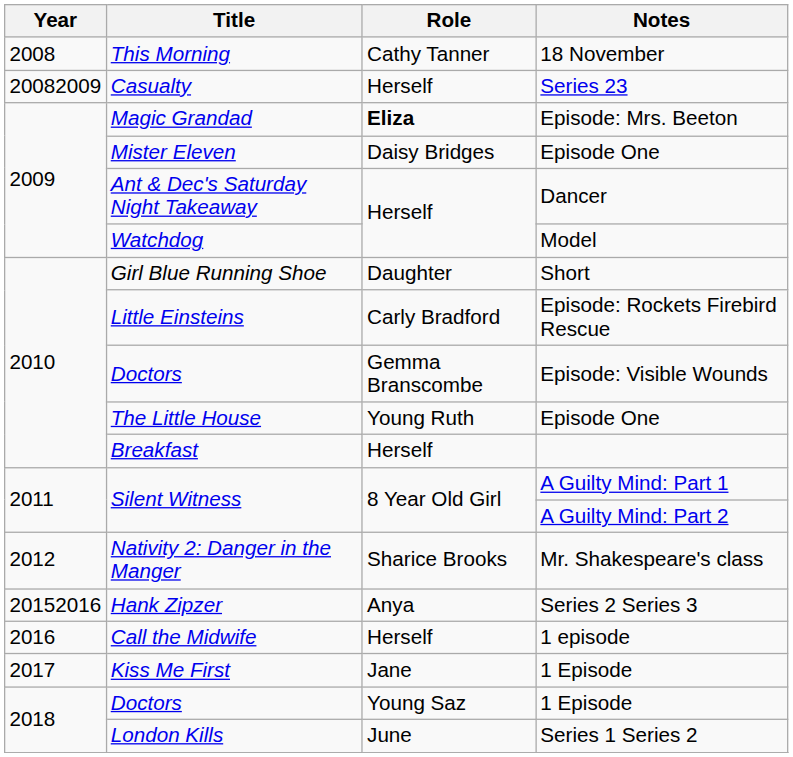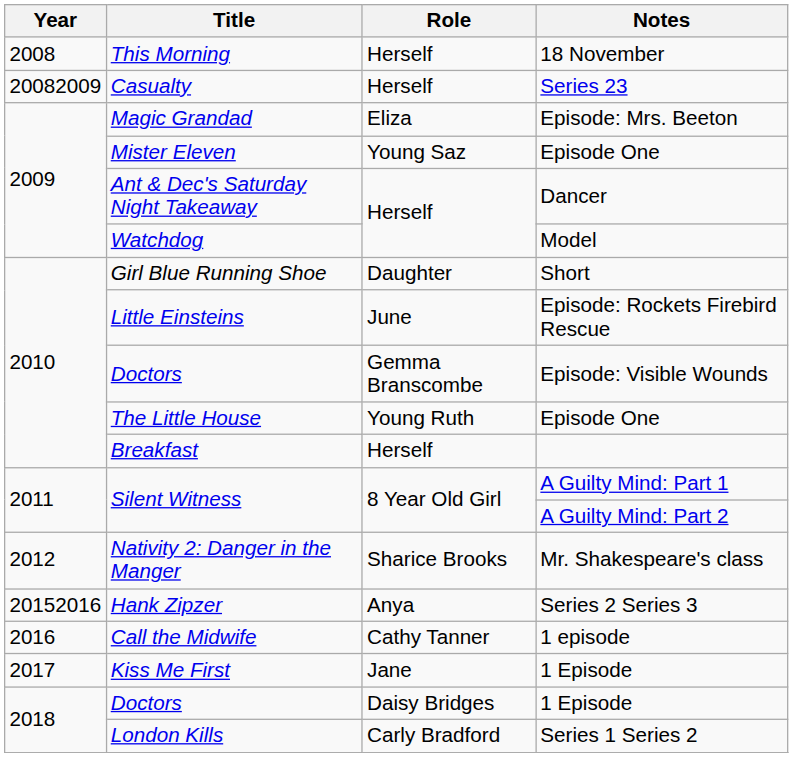(428, 53) Cathy Tanner -> (400, 53) Herself
(391, 119) bold -> (389, 119) normal
(431, 151) Daisy Bridges -> (417, 151) Young Saz
(434, 317) Carly Bradford -> (389, 317) June
(400, 637) Herself -> (428, 637) Cathy Tanner
(417, 702) Young Saz -> (431, 702) Daisy Bridges
(389, 735) June -> (434, 735) Carly Bradford
